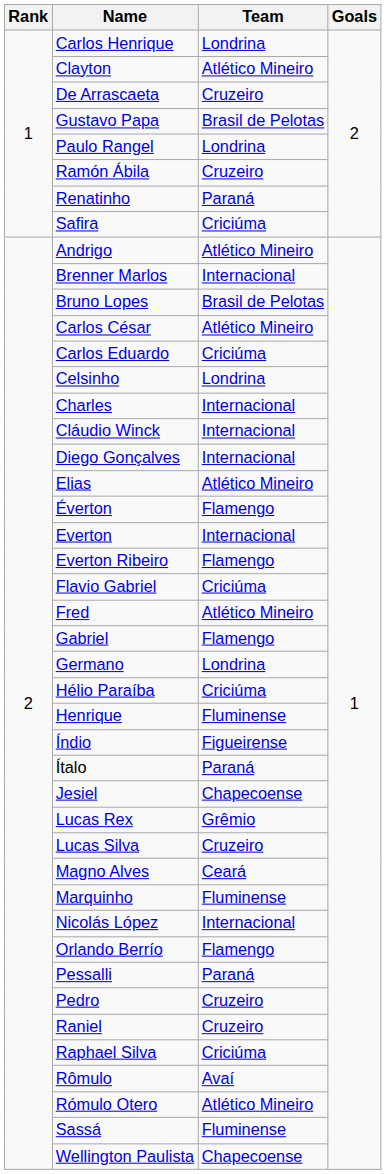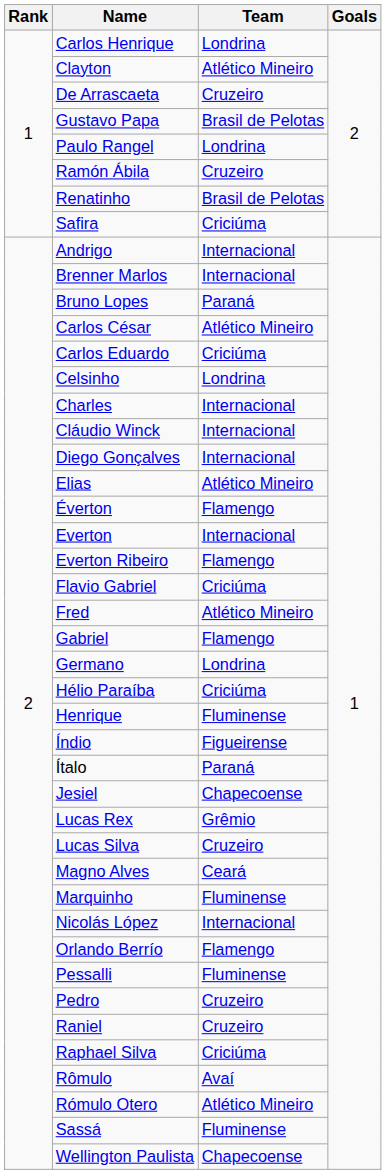(228, 198) Paraná -> (263, 198) Brasil de Pelotas
(258, 250) Atlético Mineiro -> (248, 250) Internacional
(263, 302) Brasil de Pelotas -> (228, 302) Paraná
(228, 975) Paraná -> (244, 975) Fluminense
